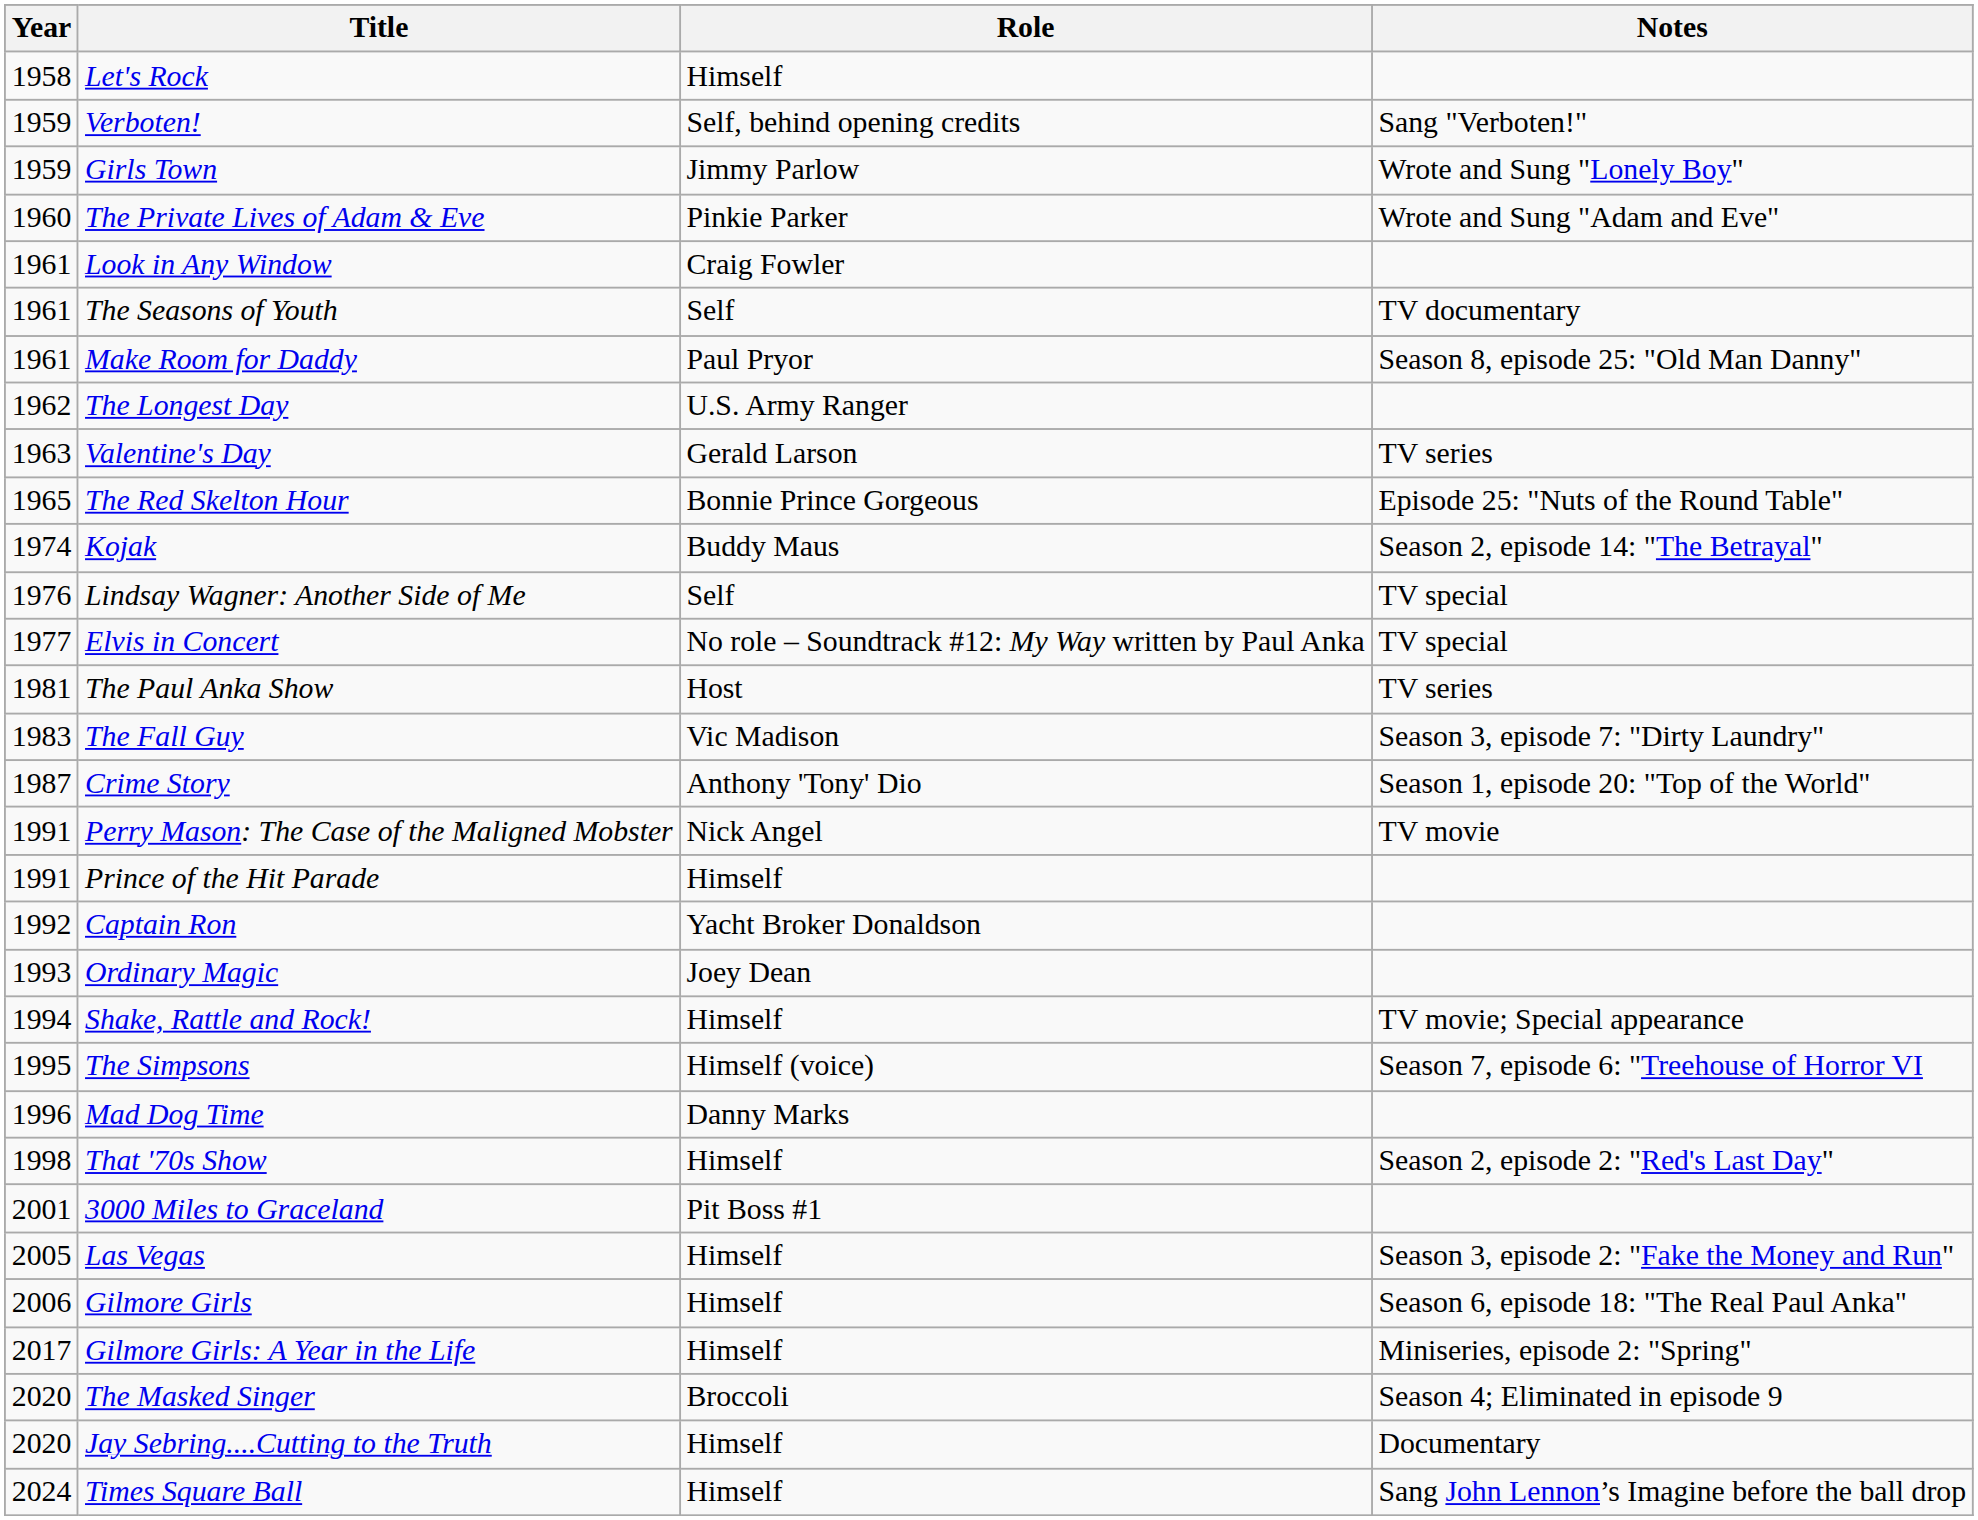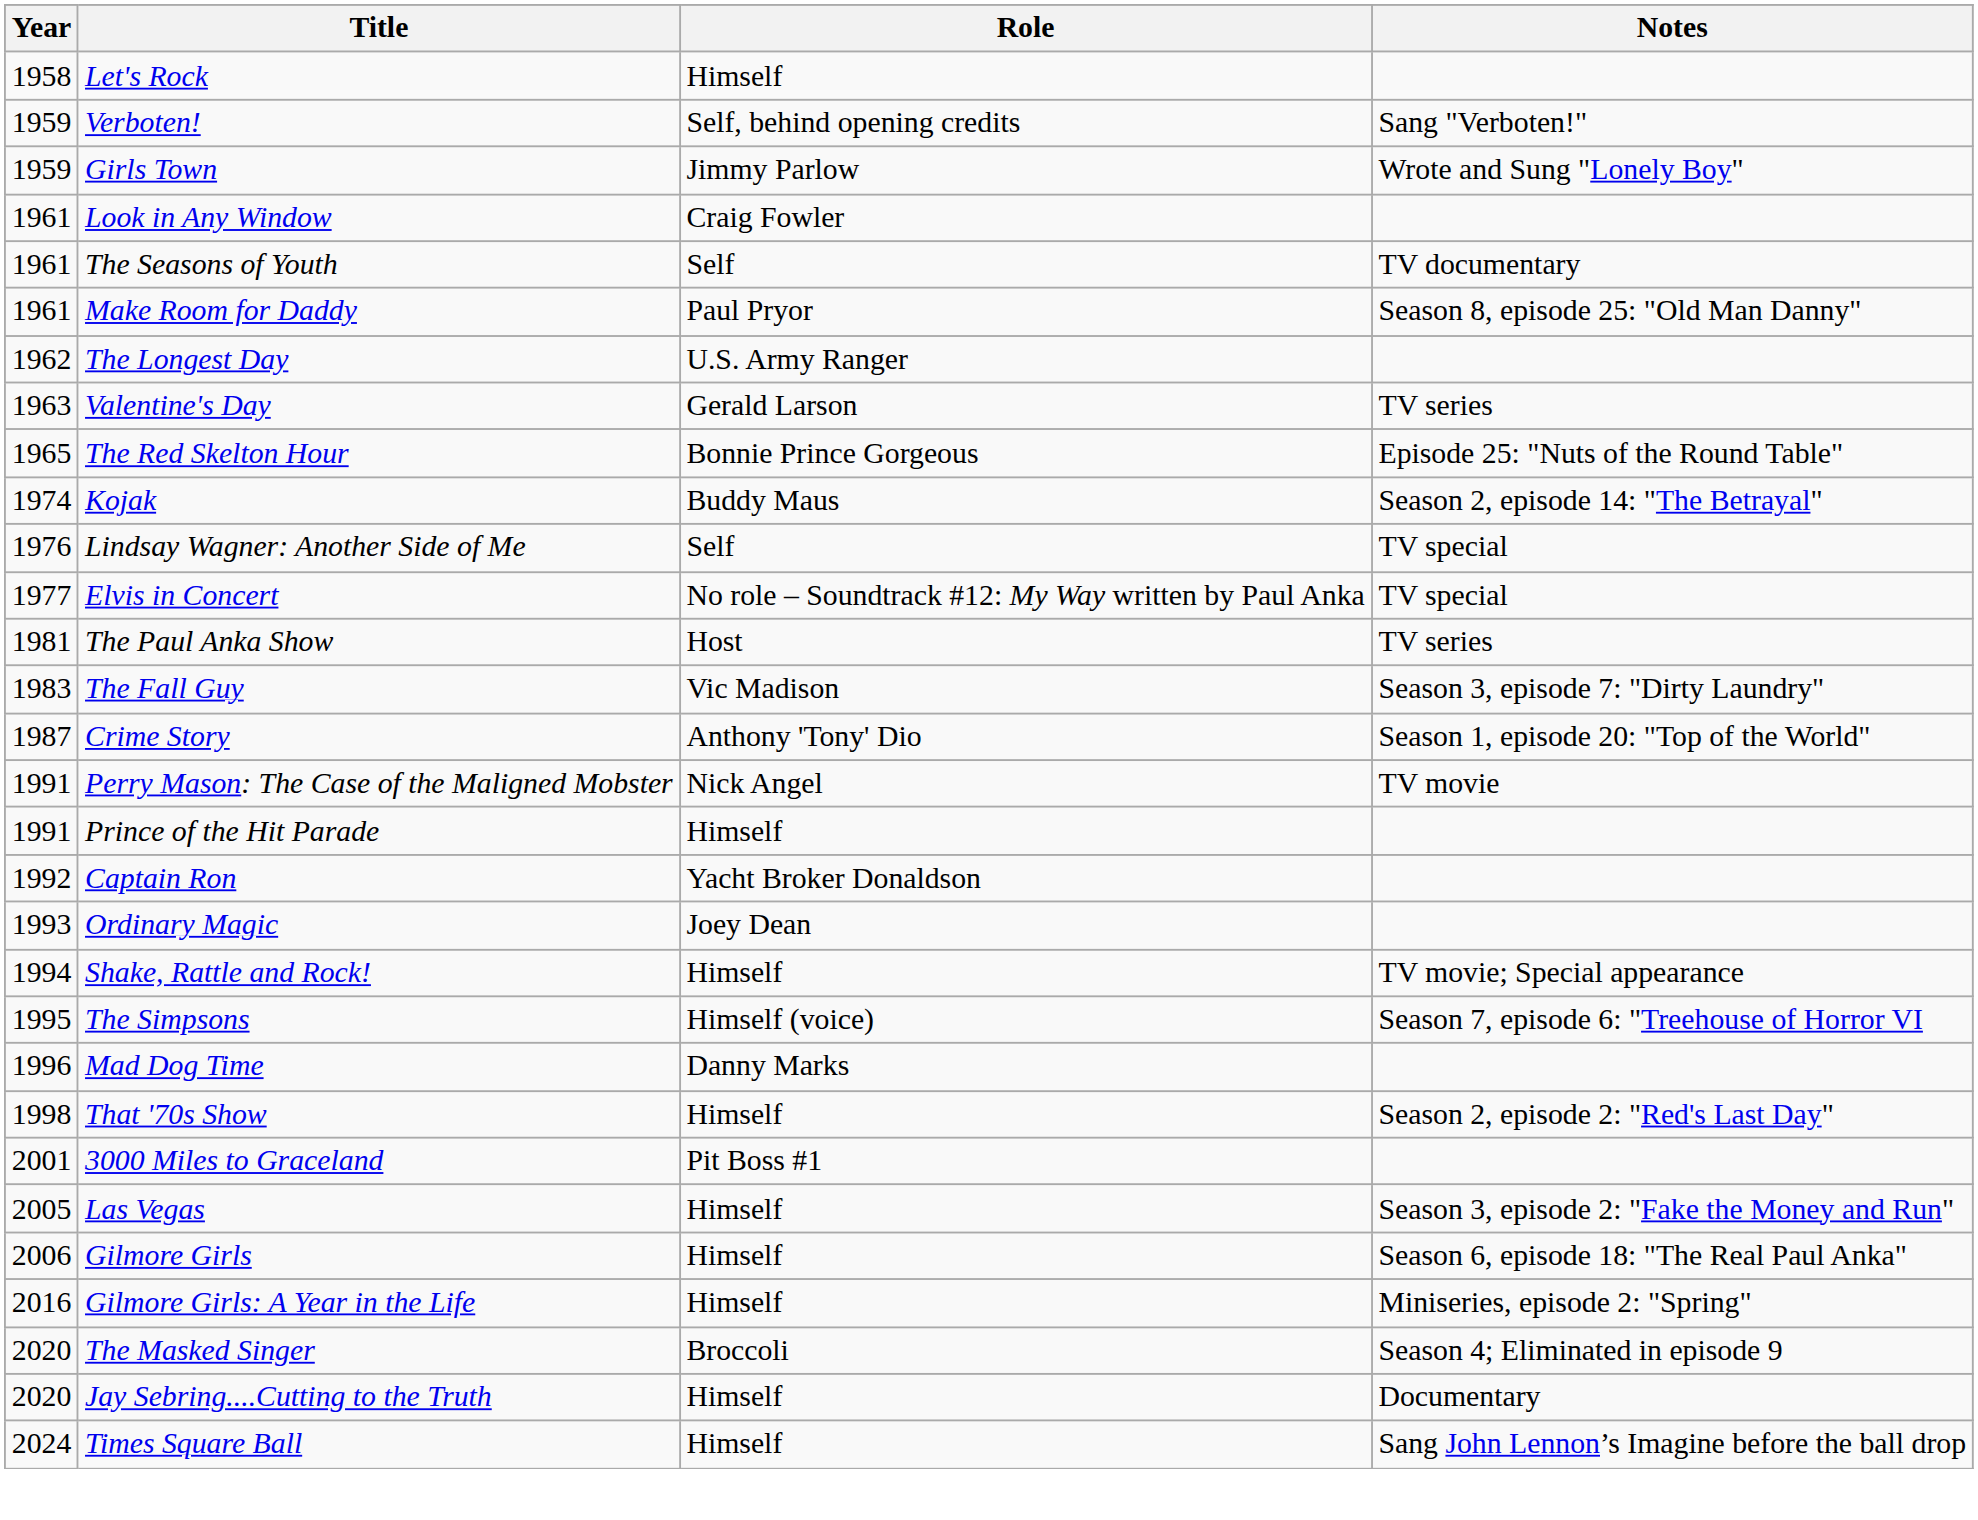- row: (285, 216)
(42, 1349) 2017 -> (42, 1302) 2016
